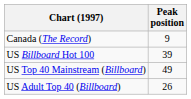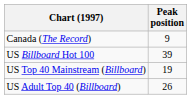(167, 70) 49 -> (167, 70) 19
